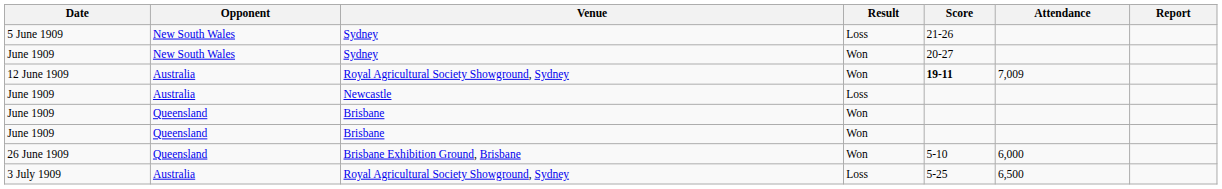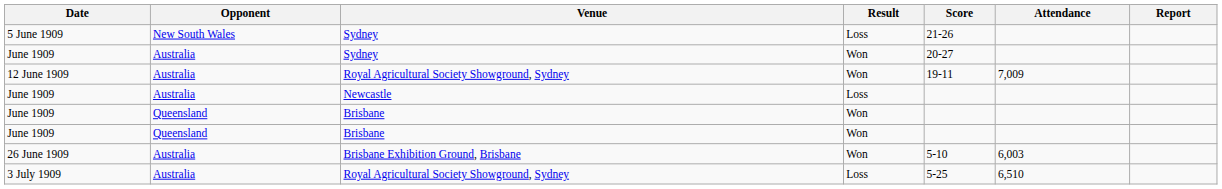(194, 54) New South Wales -> (174, 54) Australia
(940, 74) bold -> (940, 74) normal
(180, 154) Queensland -> (174, 154) Australia
(1011, 154) 6,000 -> (1011, 154) 6,003
(1011, 174) 6,500 -> (1011, 174) 6,510
